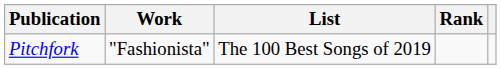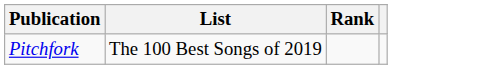- column: (159, 19)
